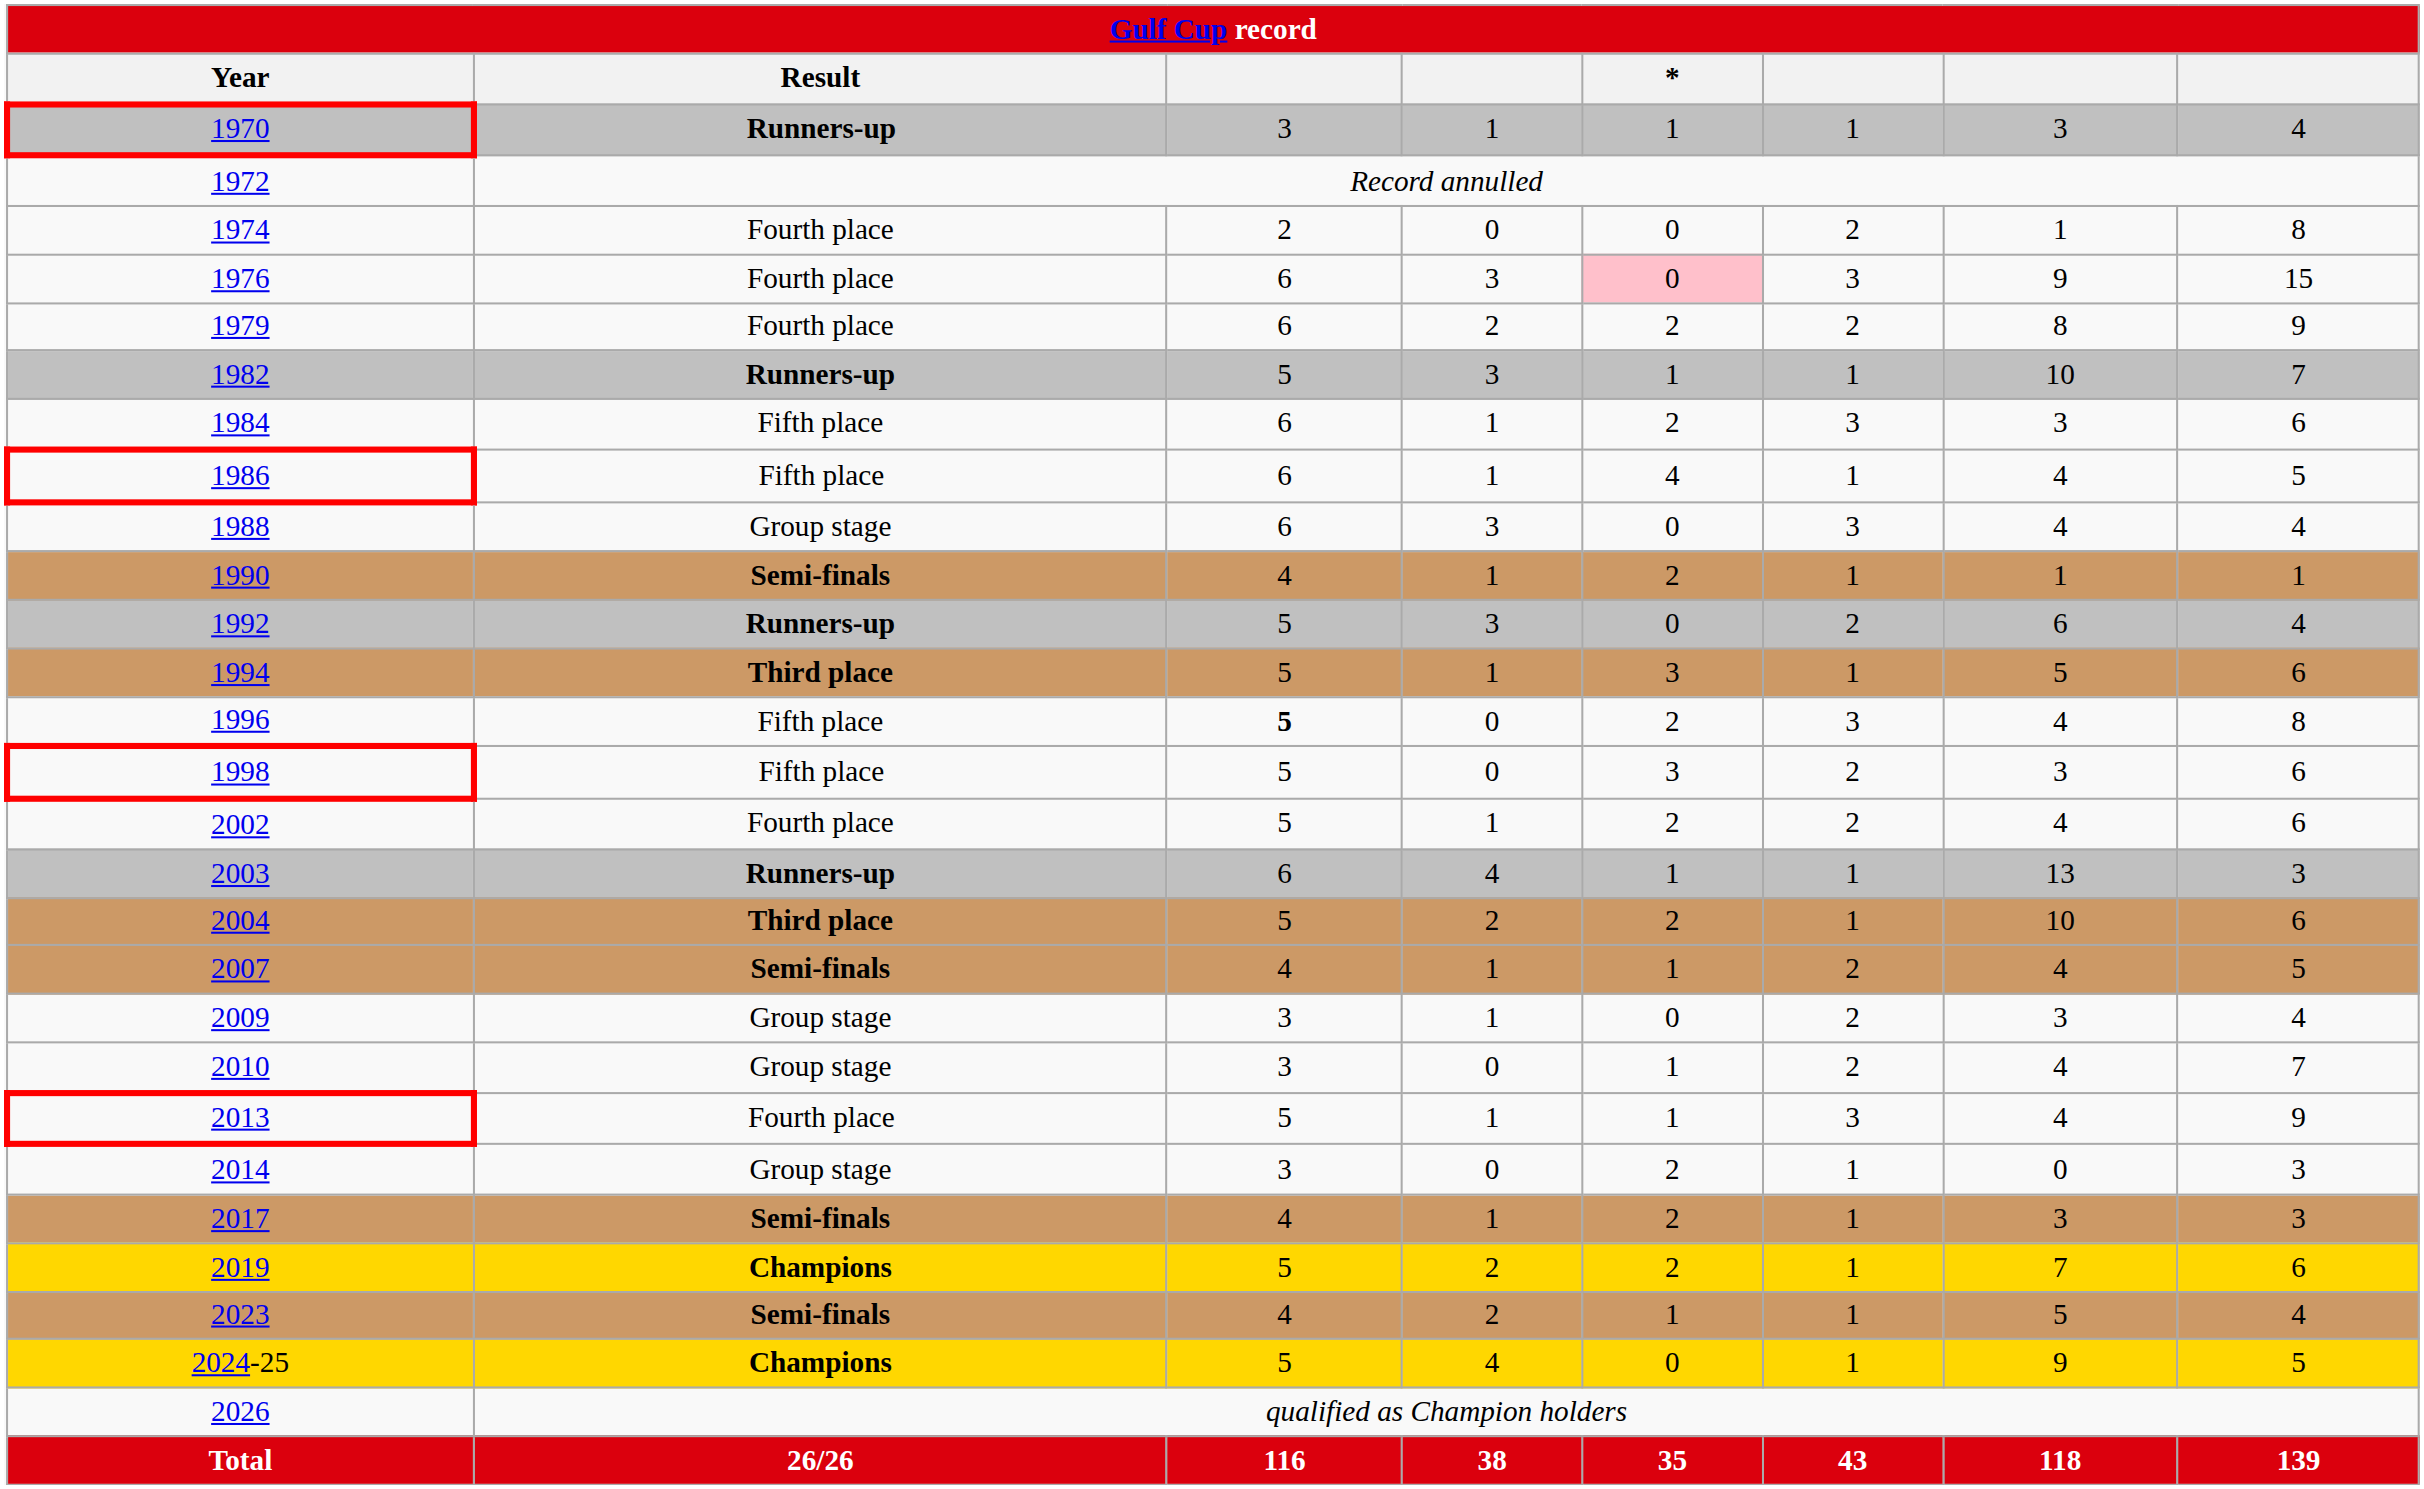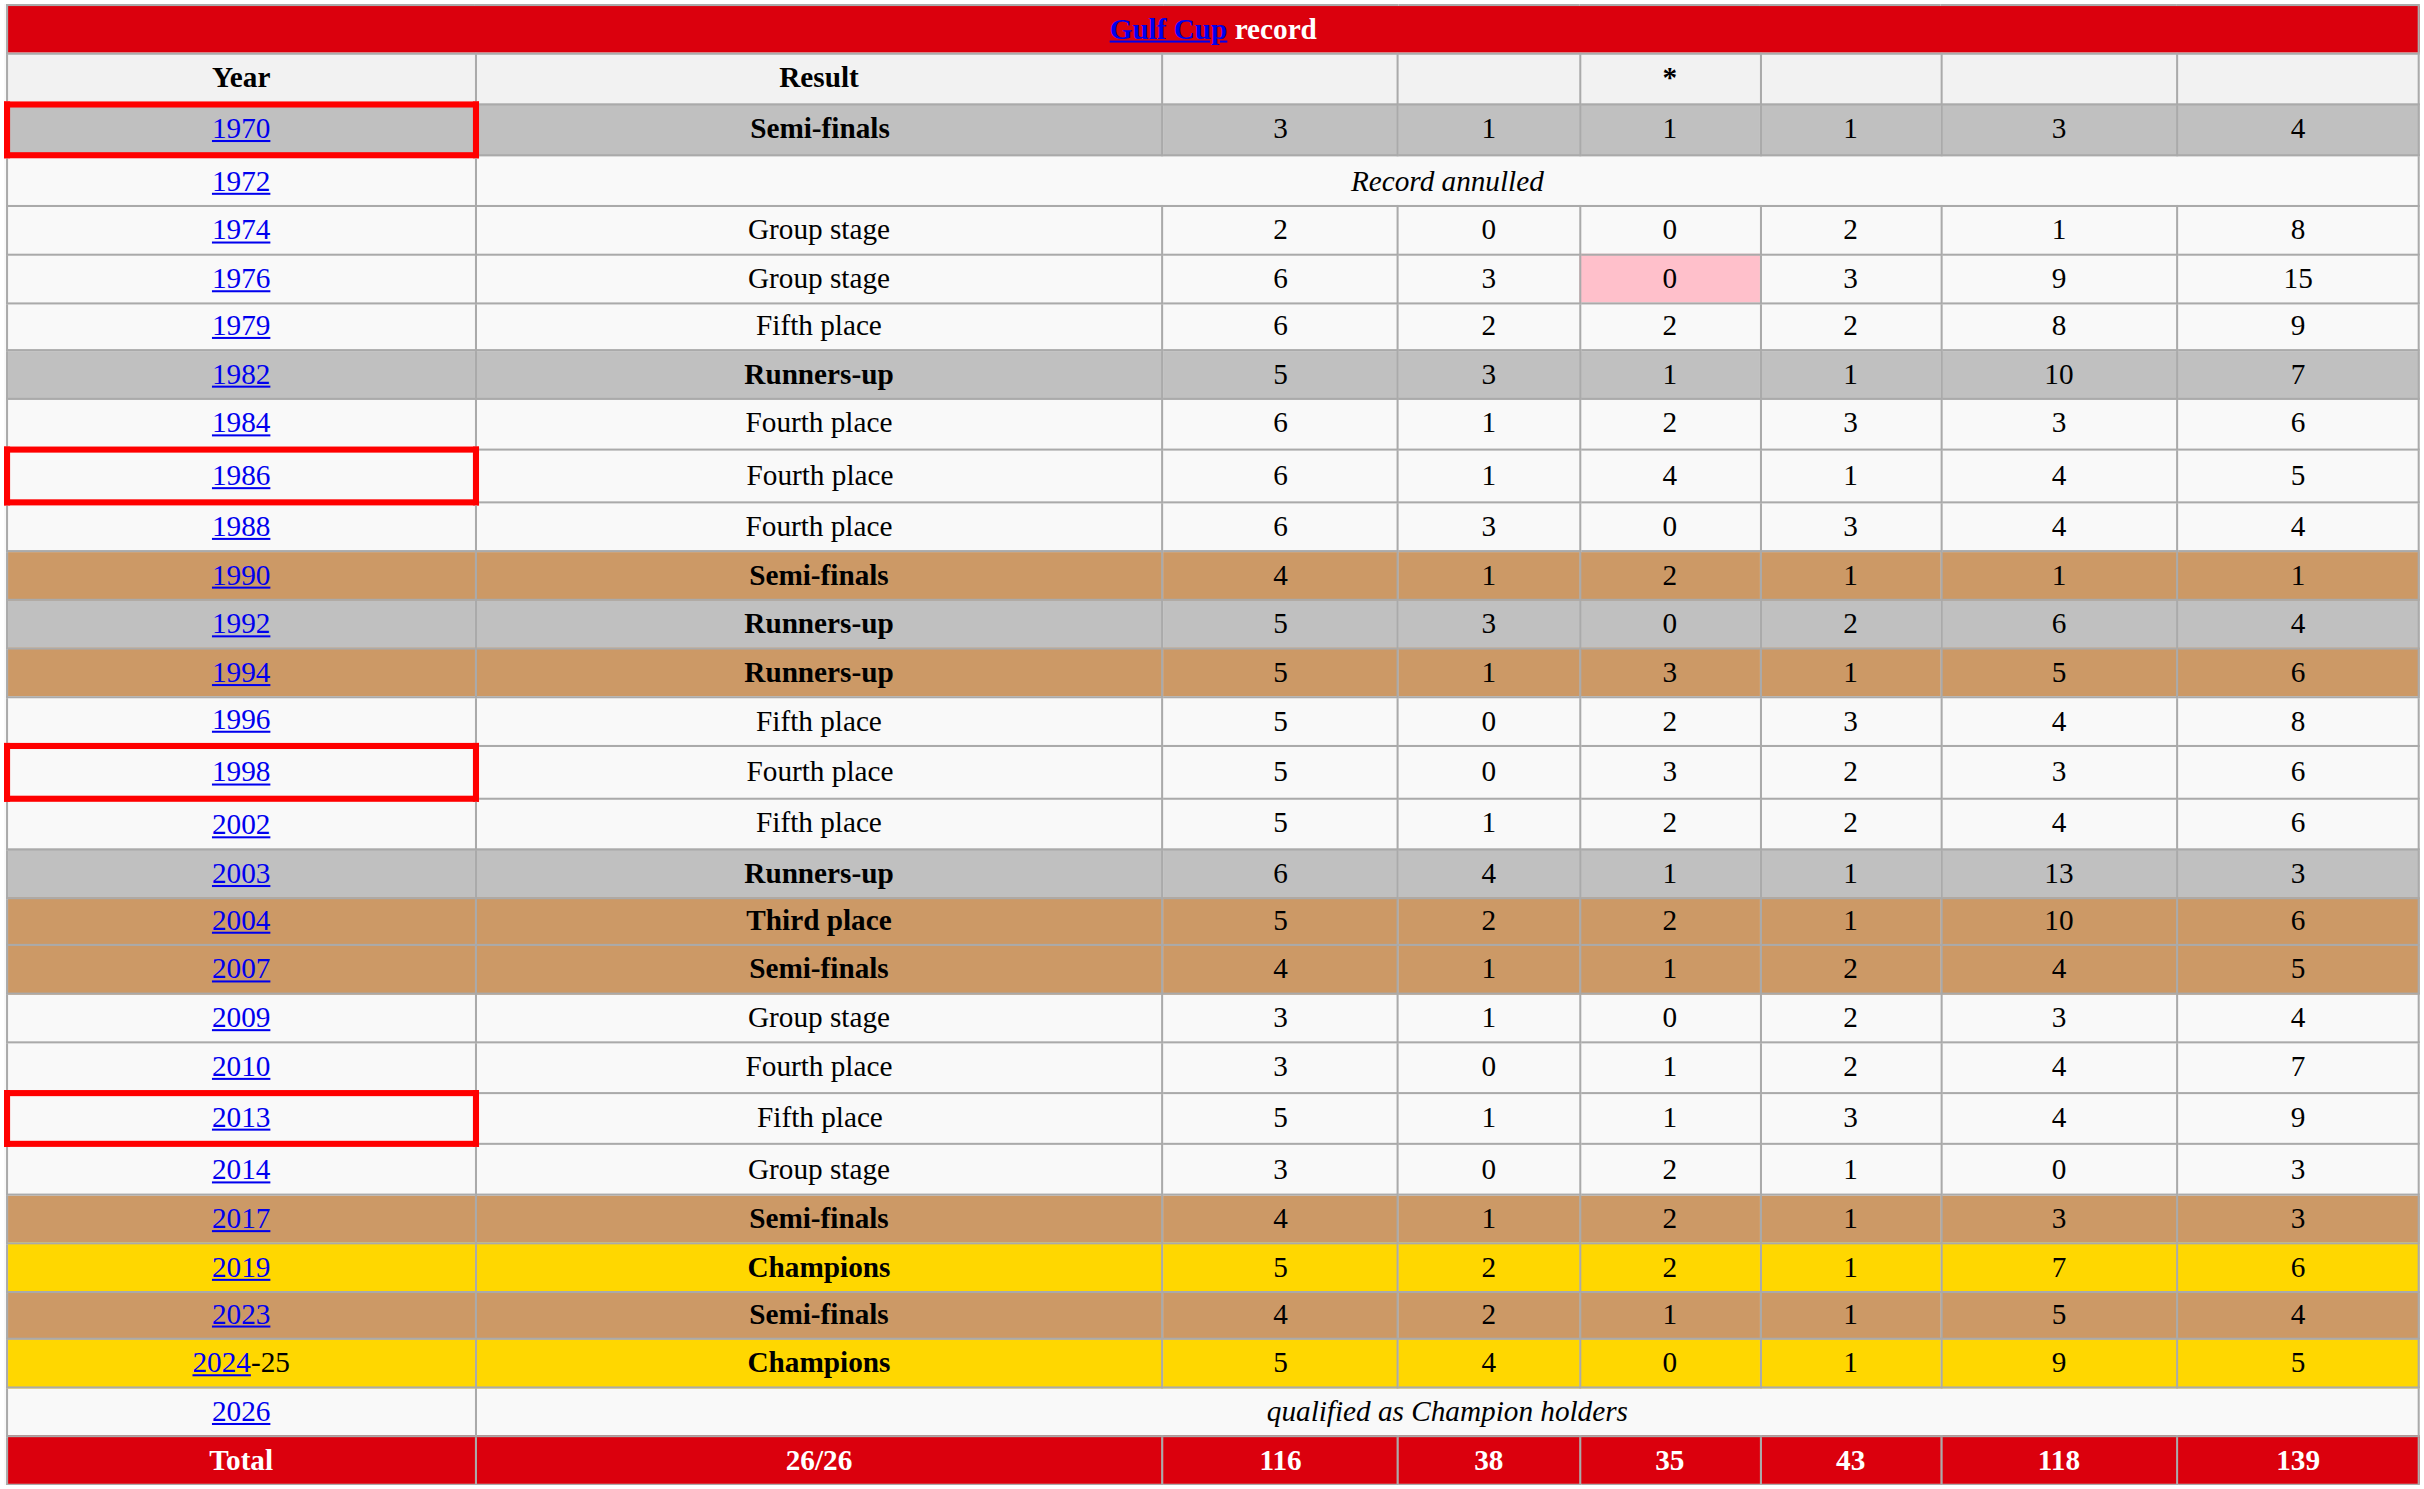(821, 129) Runners-up -> (820, 129) Semi-finals
(820, 229) Fourth place -> (819, 229) Group stage
(820, 278) Fourth place -> (819, 278) Group stage
(820, 326) Fourth place -> (819, 326) Fifth place
(820, 423) Fifth place -> (819, 423) Fourth place
(821, 475) Fifth place -> (820, 475) Fourth place
(820, 526) Group stage -> (819, 526) Fourth place
(820, 671) Third place -> (819, 671) Runners-up
(1285, 721) bold -> (1281, 721) normal
(821, 772) Fifth place -> (820, 772) Fourth place
(820, 823) Fourth place -> (819, 823) Fifth place
(820, 1066) Group stage -> (819, 1066) Fourth place
(821, 1118) Fourth place -> (820, 1118) Fifth place
